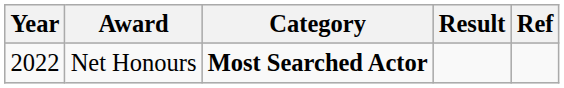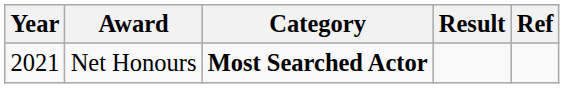(35, 62) 2022 -> (35, 62) 2021
